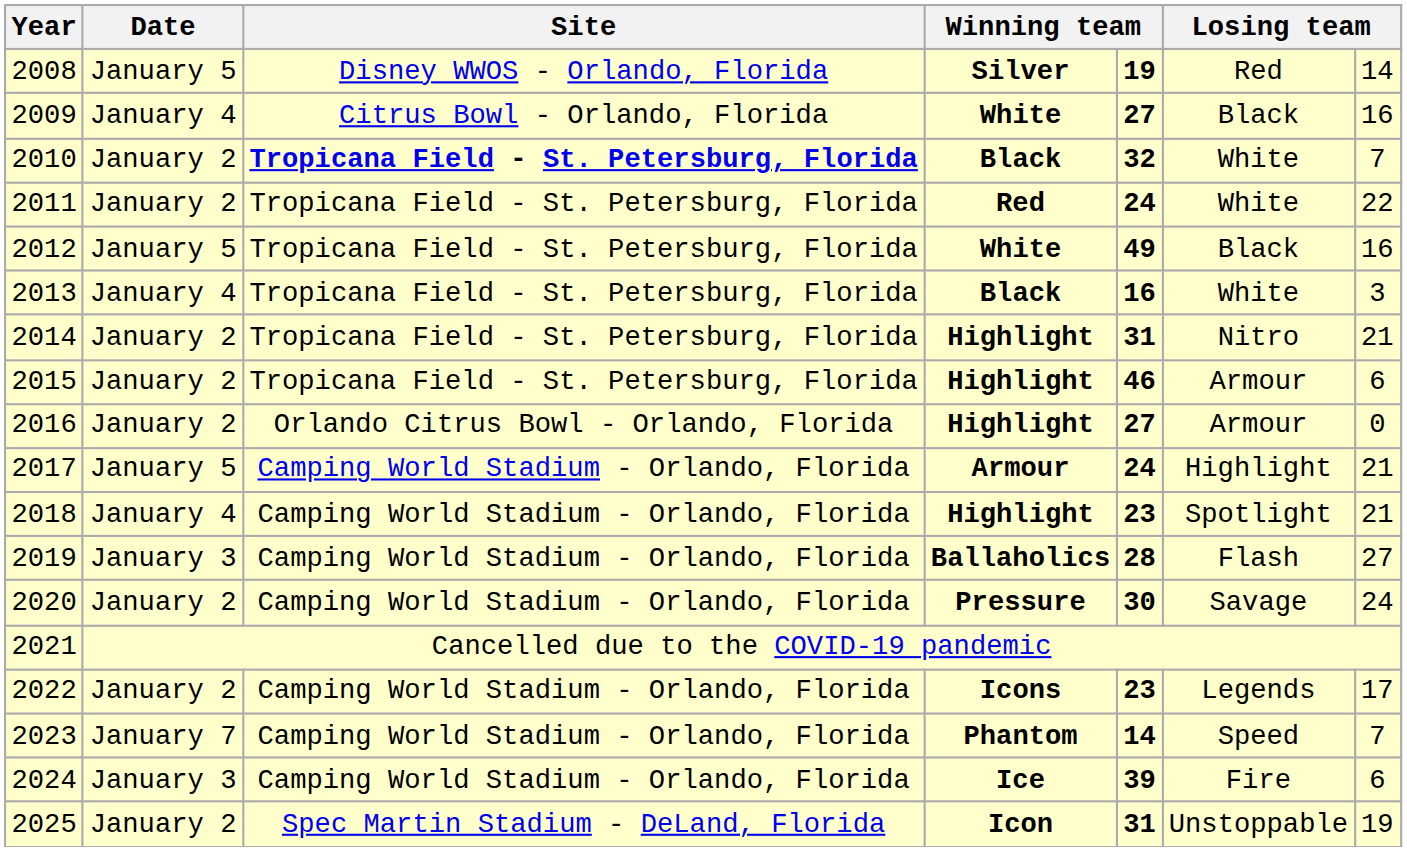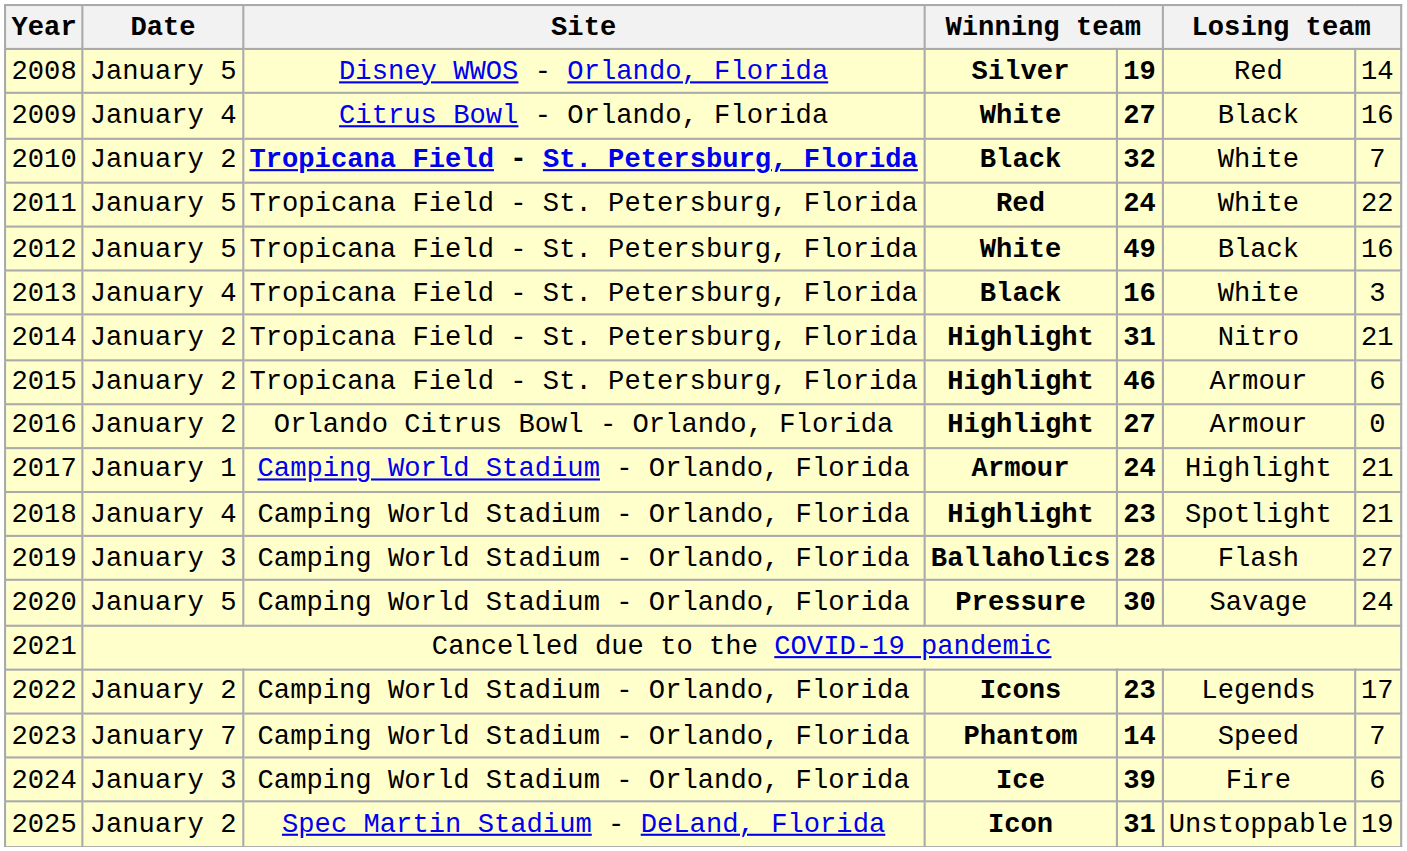(163, 204) January 2 -> (163, 204) January 5
(163, 470) January 5 -> (163, 470) January 1
(163, 603) January 2 -> (163, 603) January 5
